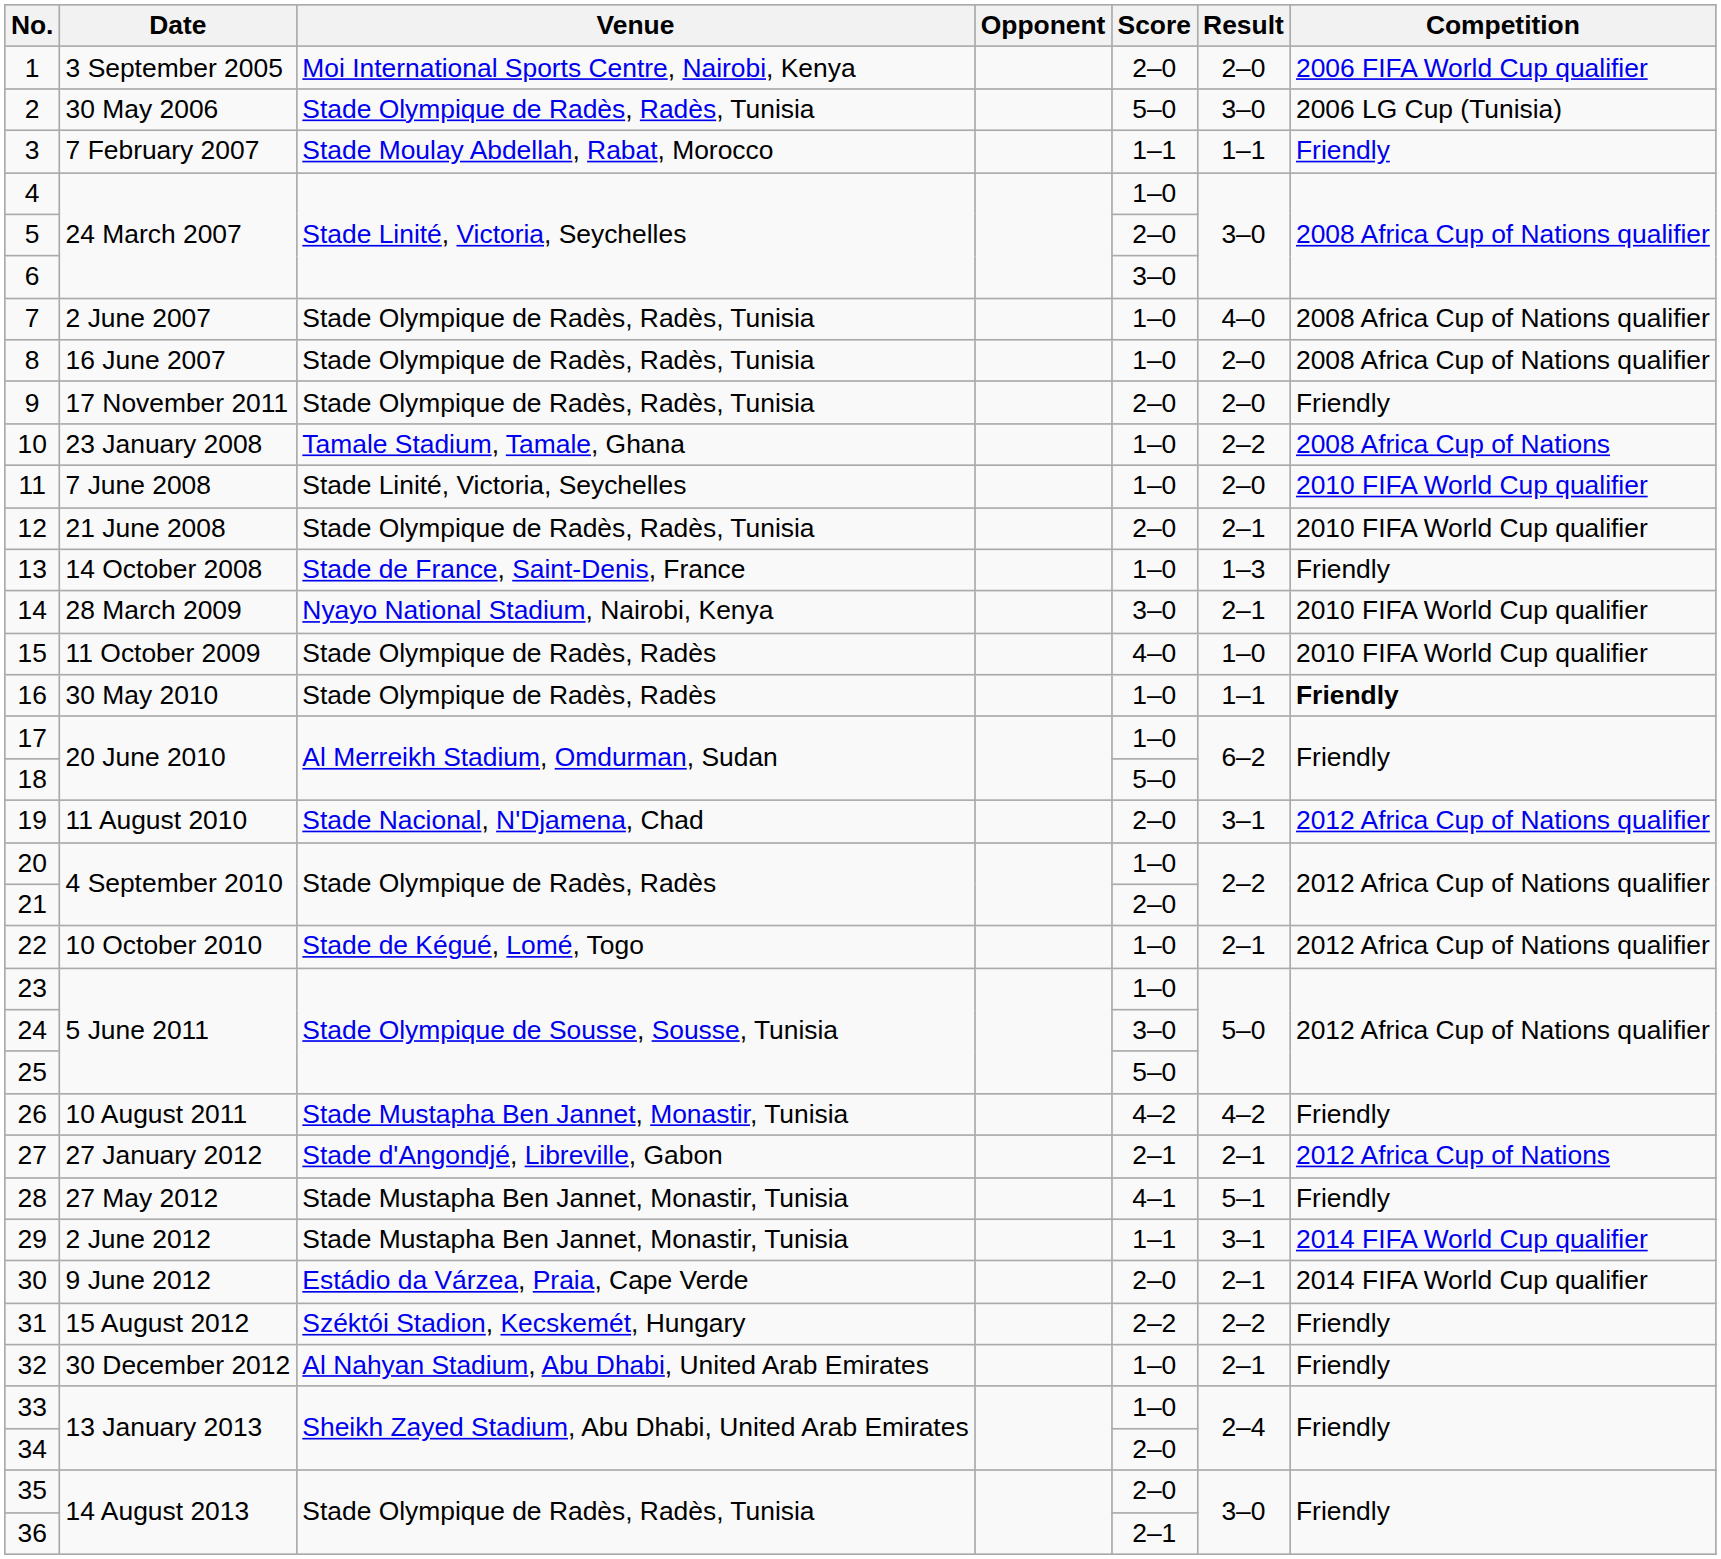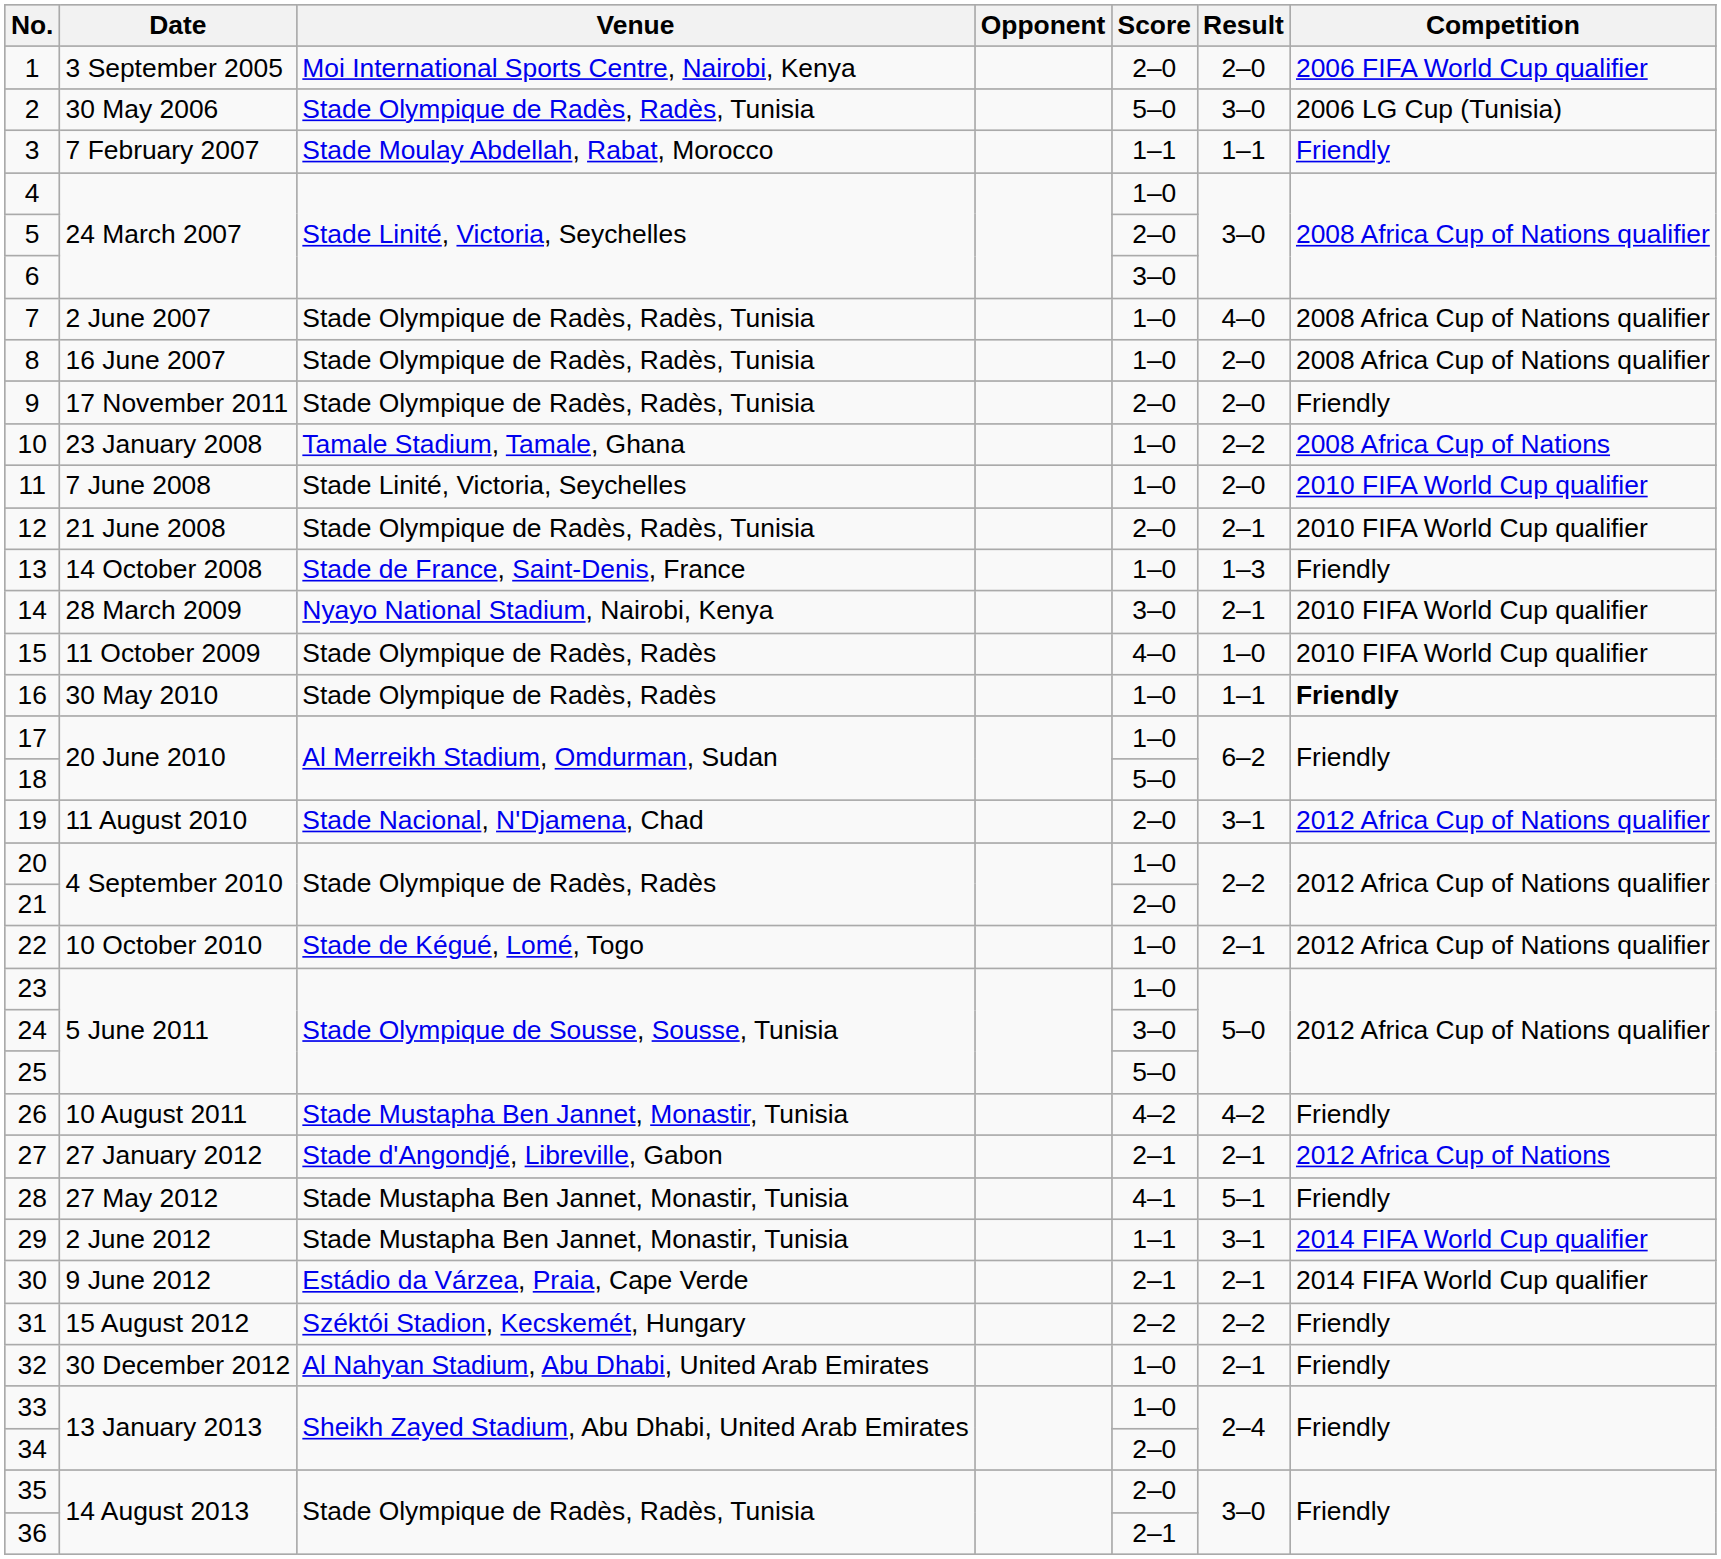(1154, 1281) 2–0 -> (1154, 1281) 2–1
